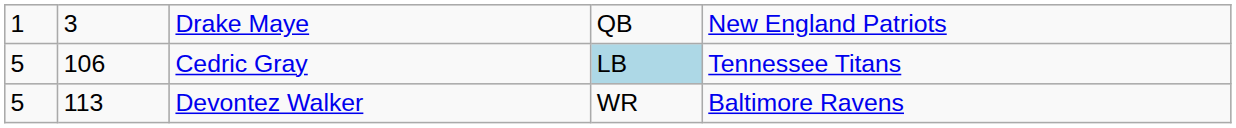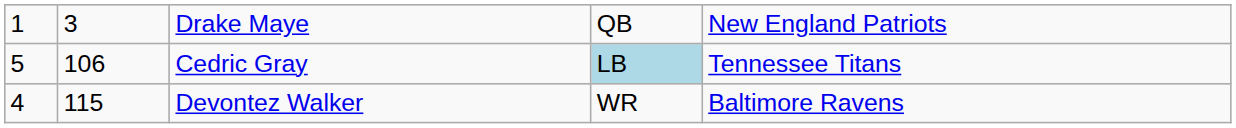(17, 102) 5 -> (17, 102) 4
(84, 102) 113 -> (84, 102) 115
